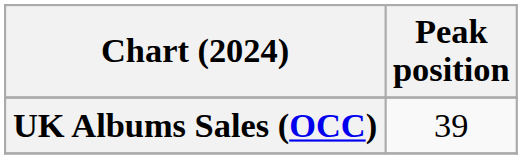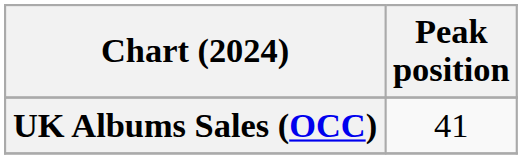(451, 125) 39 -> (451, 125) 41
